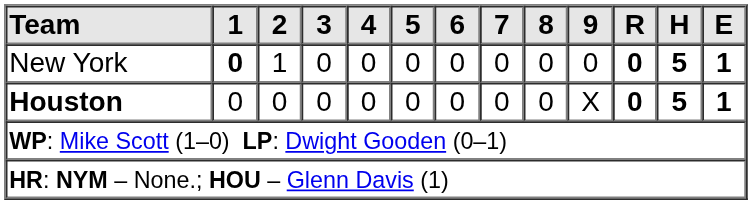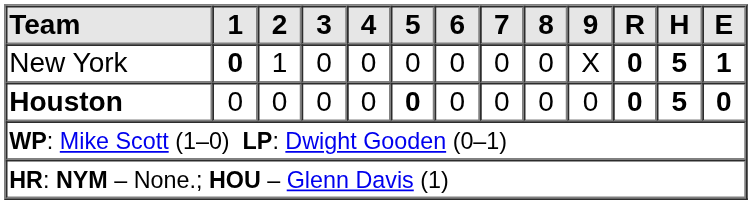(590, 63) 0 -> (590, 63) X
(413, 101) normal -> (413, 101) bold
(590, 101) X -> (590, 101) 0
(724, 101) 1 -> (724, 101) 0
